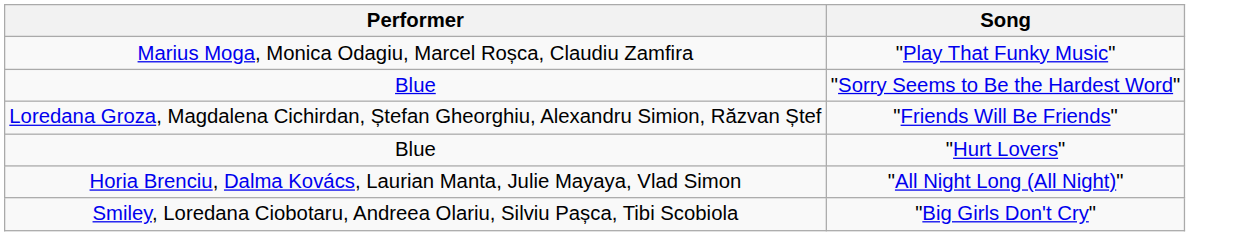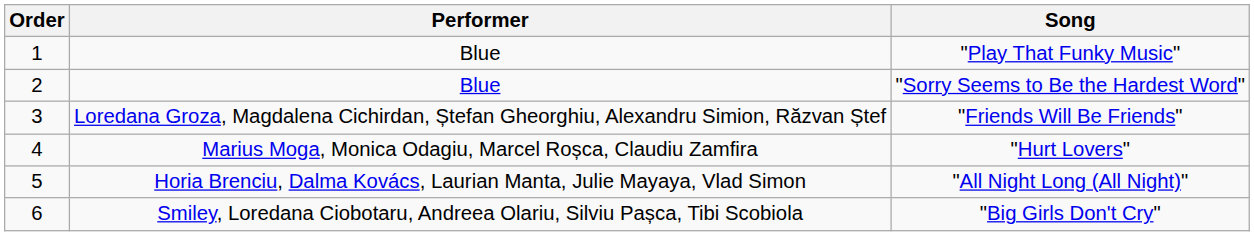+ column: (37, 20)
(415, 52) Marius Moga, Monica Odagiu, Marcel Roșca, Claudiu Zamfira -> (480, 52) Blue
(415, 149) Blue -> (480, 149) Marius Moga, Monica Odagiu, Marcel Roșca, Claudiu Zamfira
